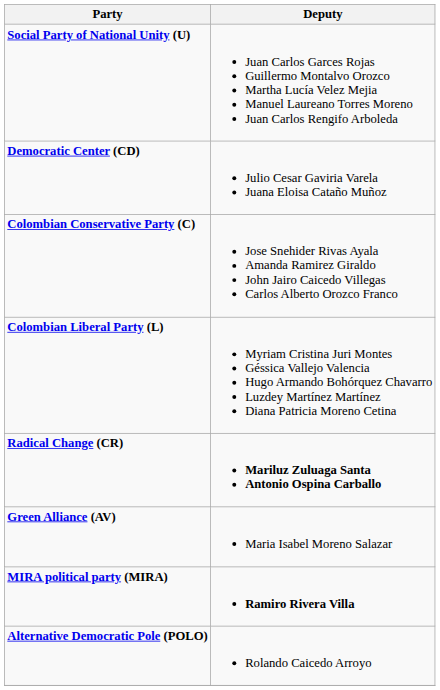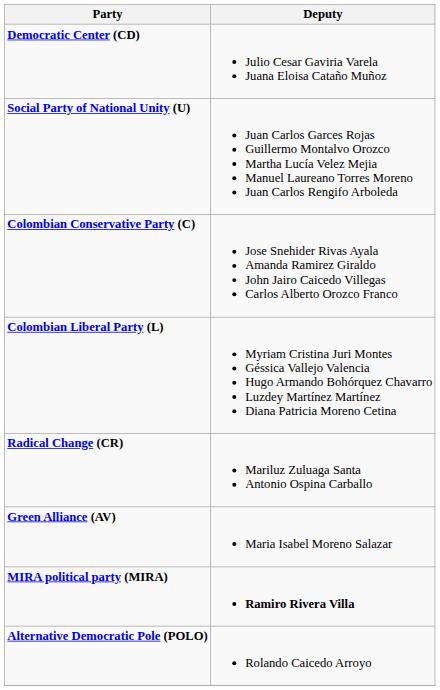rows swapped: (99, 34) <-> (74, 150)
(323, 477) bold -> (323, 477) normal
